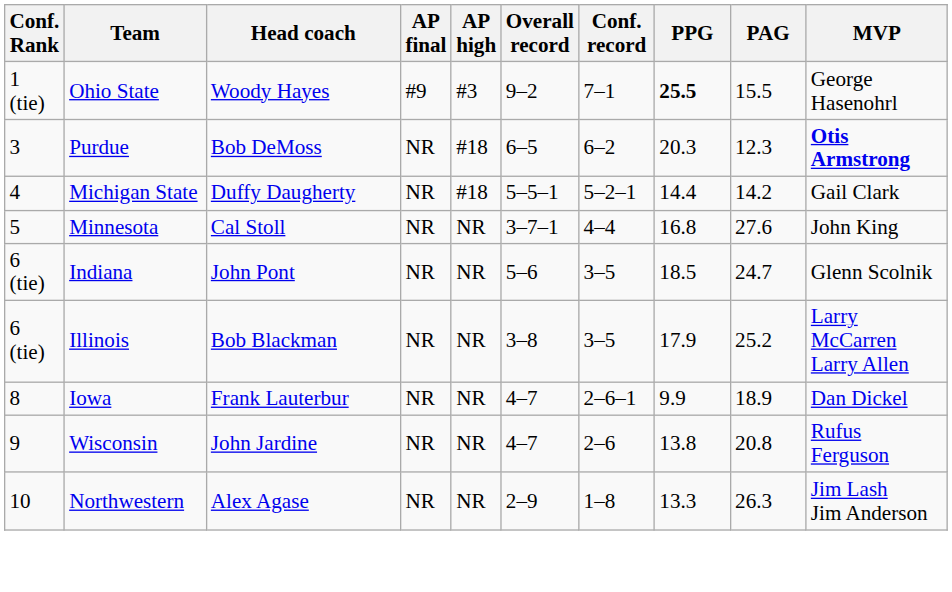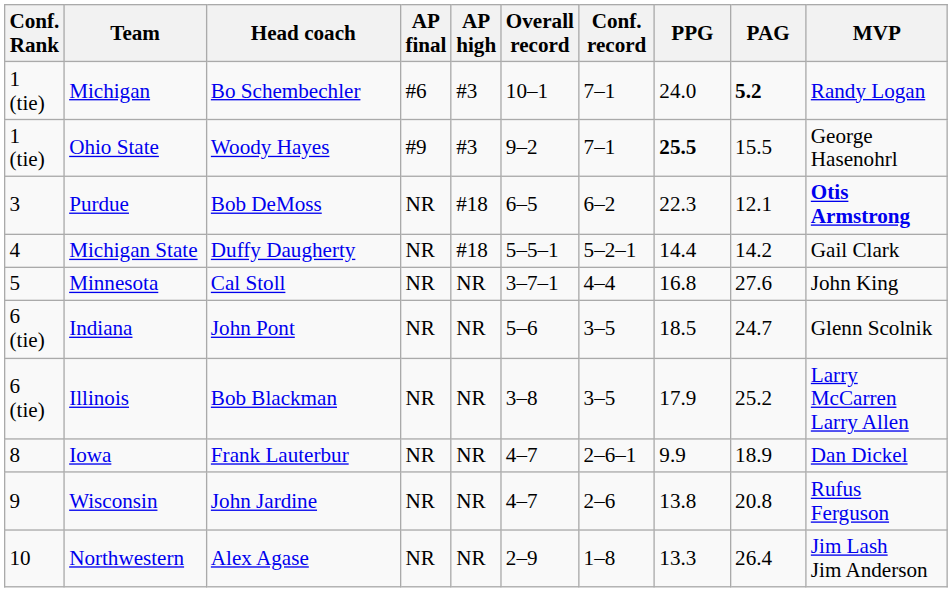+ row: (110, 90)
(678, 147) 20.3 -> (678, 204) 22.3
(754, 147) 12.3 -> (754, 204) 12.1
(754, 500) 26.3 -> (754, 558) 26.4
